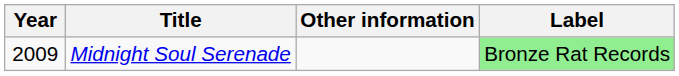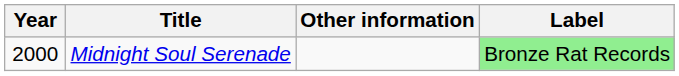(35, 53) 2009 -> (35, 53) 2000
